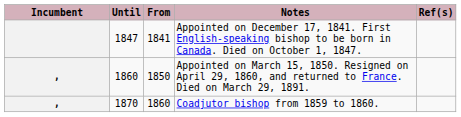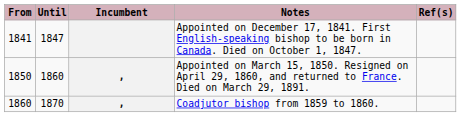columns swapped: (159, 12) <-> (57, 12)
